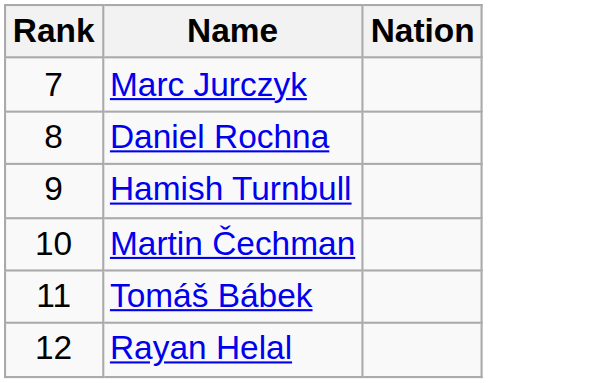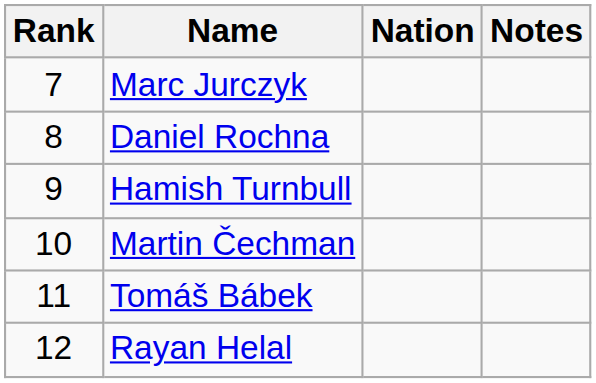+ column: (537, 31)
